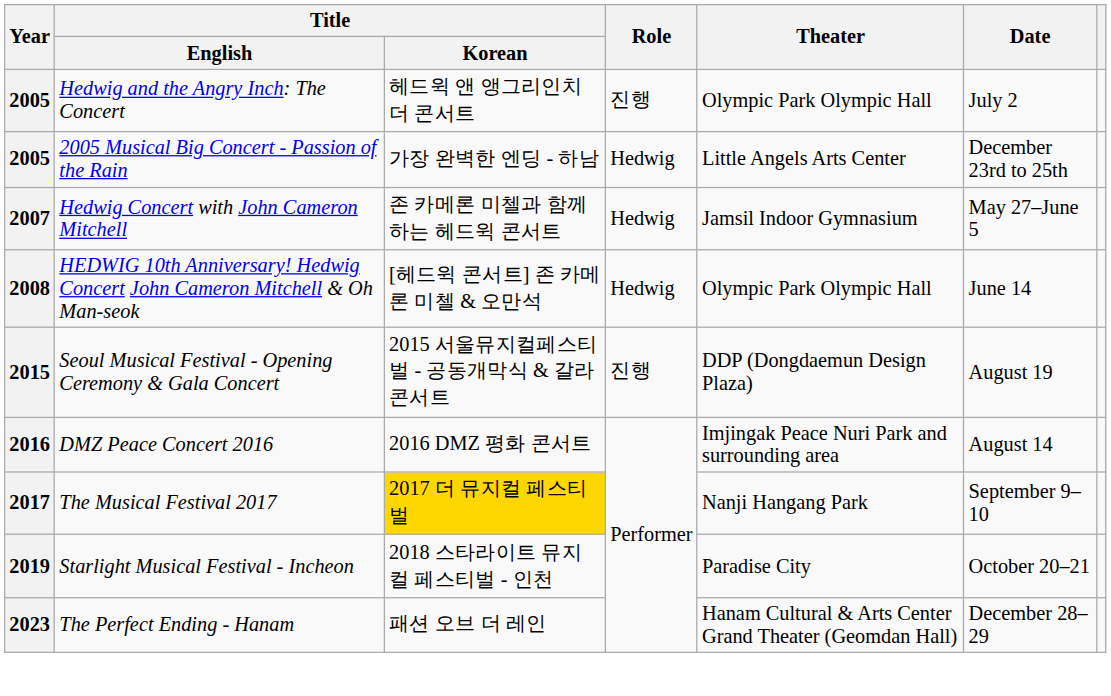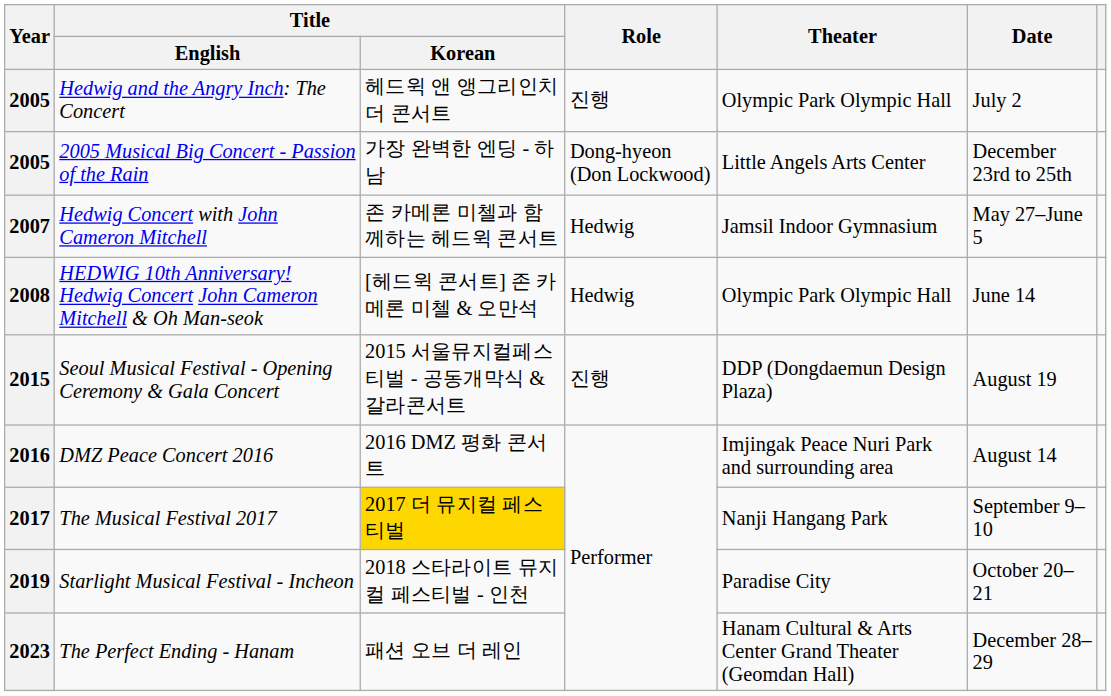(642, 159) Hedwig -> (640, 163) Dong-hyeon (Don Lockwood)
